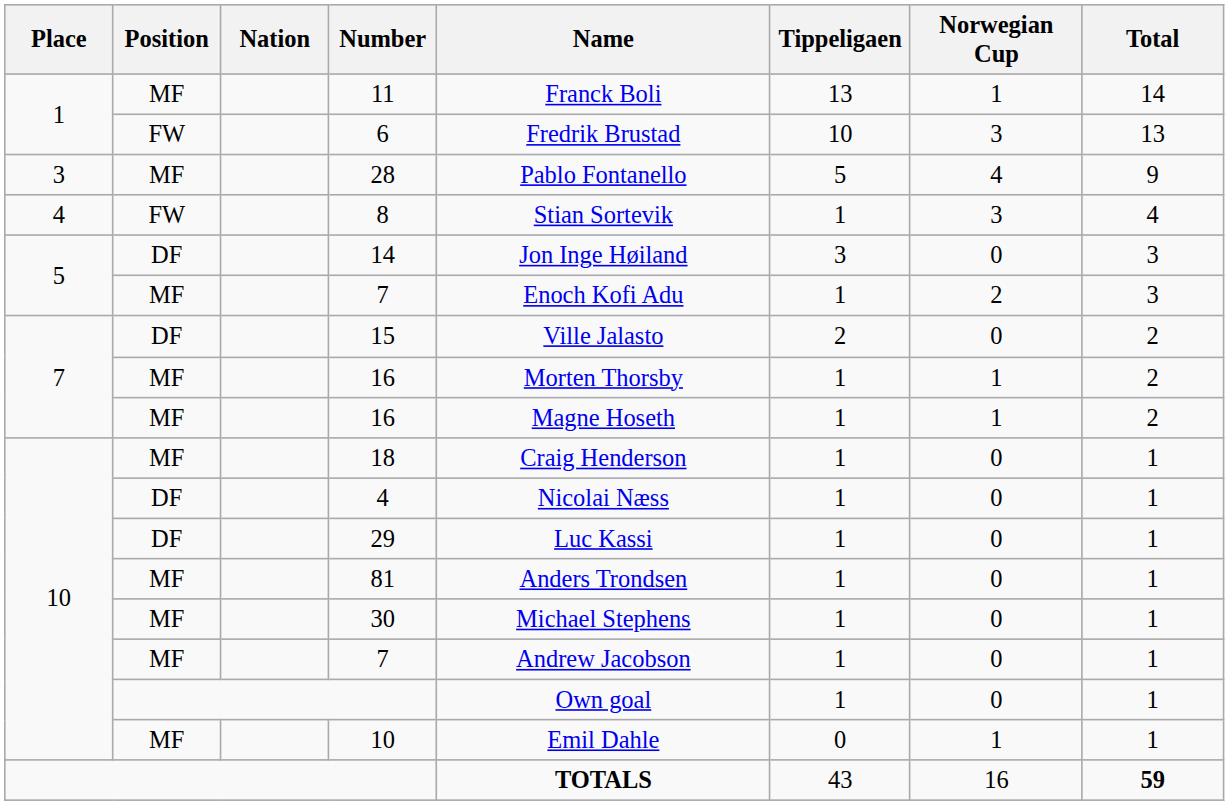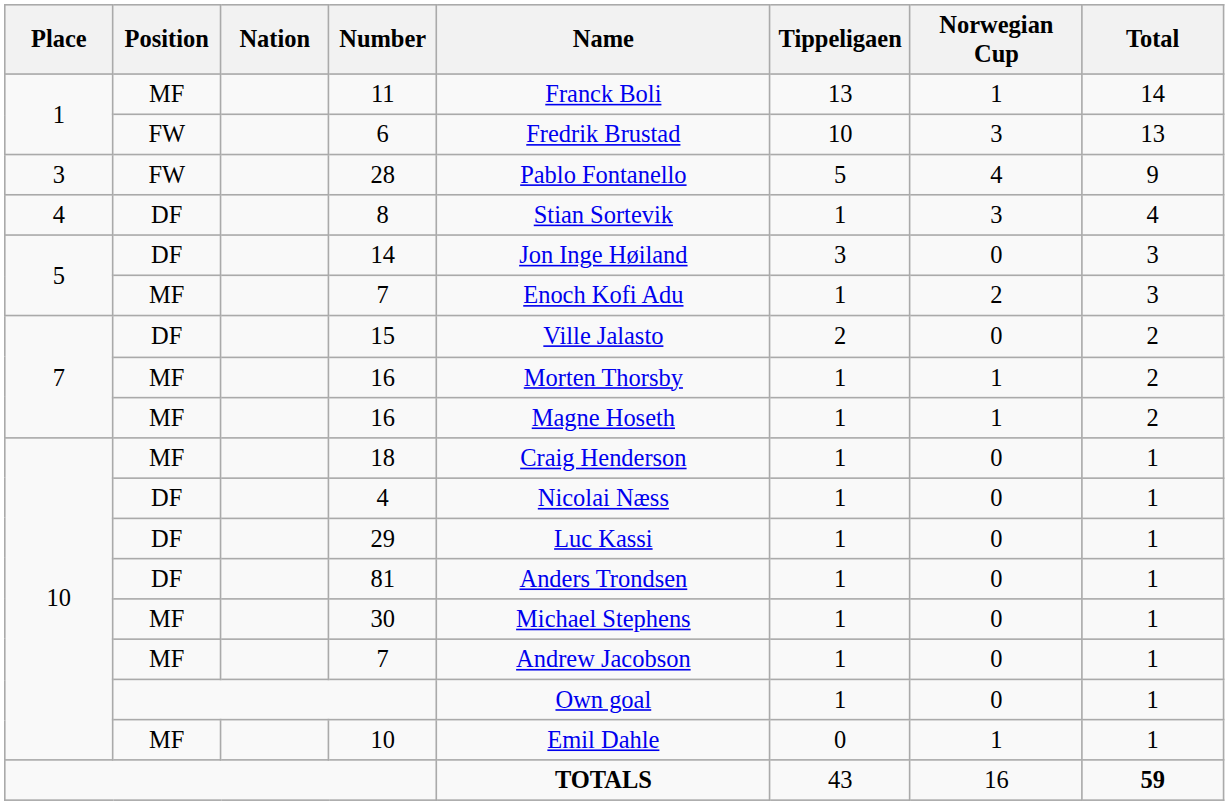(167, 174) MF -> (167, 174) FW
(167, 215) FW -> (167, 215) DF
(167, 578) MF -> (167, 578) DF
